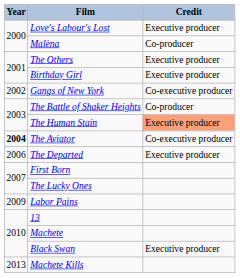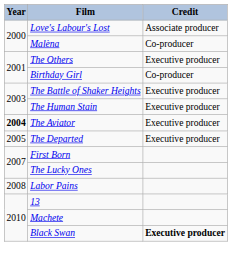(182, 28) Executive producer -> (182, 28) Associate producer
(182, 75) Executive producer -> (169, 75) Co-producer
- row: (67, 91)
(169, 107) Co-producer -> (182, 91) Executive producer
(182, 123) lightsalmon background -> (182, 107) no background
(189, 138) Co-executive producer -> (182, 123) Executive producer
(16, 154) 2006 -> (16, 138) 2005
(16, 202) 2009 -> (16, 186) 2008
(182, 249) normal -> (185, 233) bold
- row: (57, 265)
